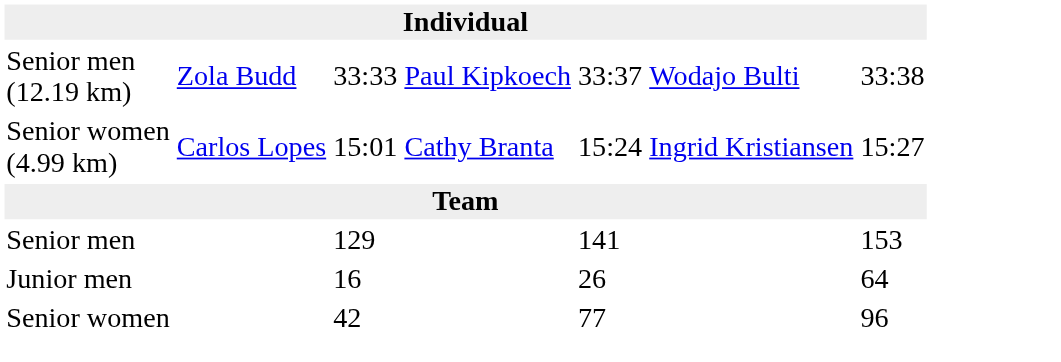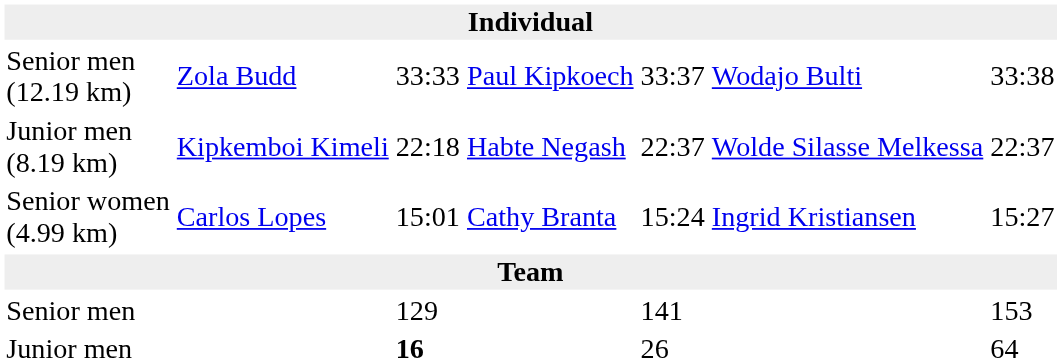+ row: (69, 146)
(347, 278) normal -> (410, 349) bold
- row: (88, 317)
